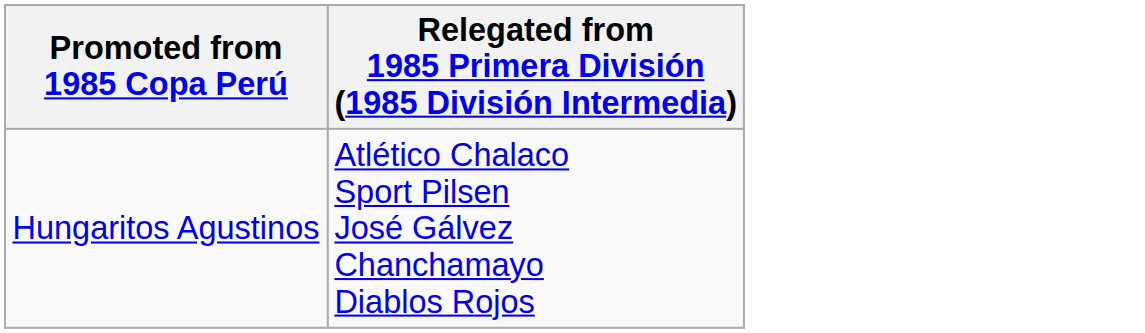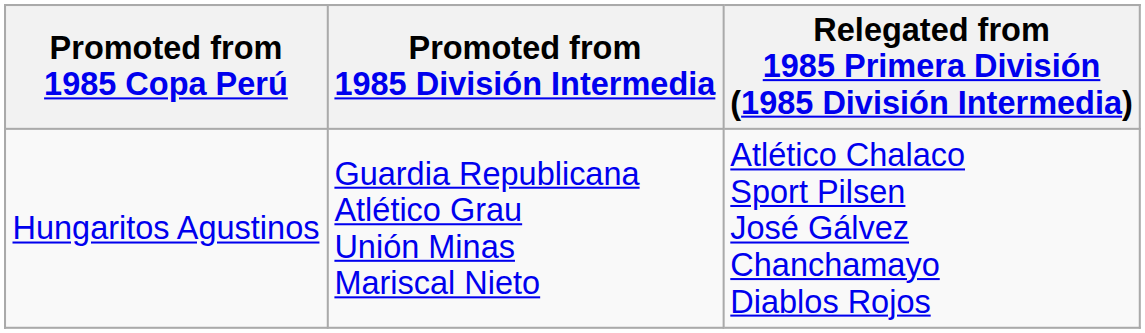+ column: (525, 66)
